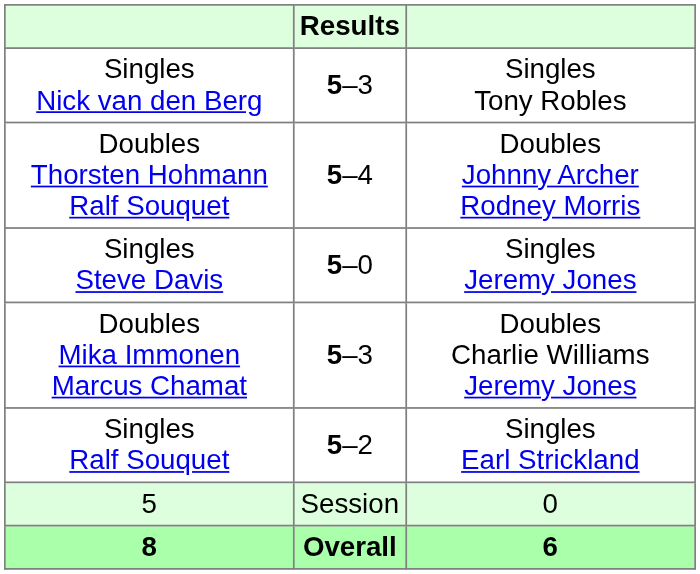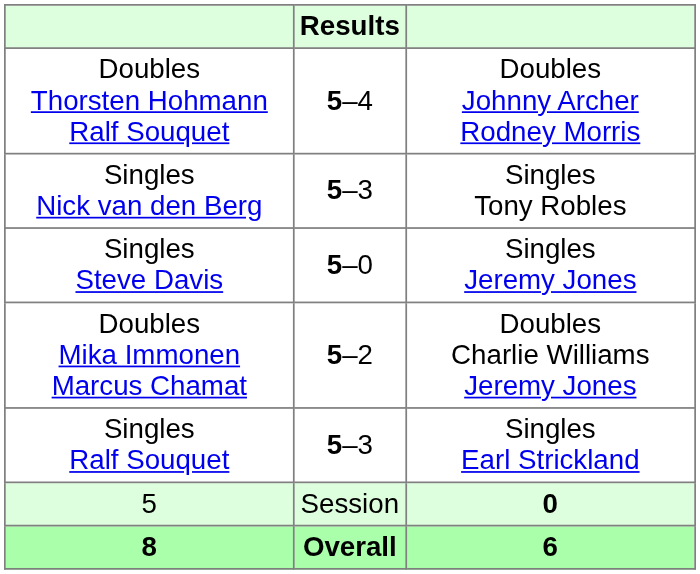rows swapped: (149, 84) <-> (149, 174)
(350, 354) 5–3 -> (350, 354) 5–2
(350, 444) 5–2 -> (350, 444) 5–3
(550, 503) normal -> (550, 503) bold
